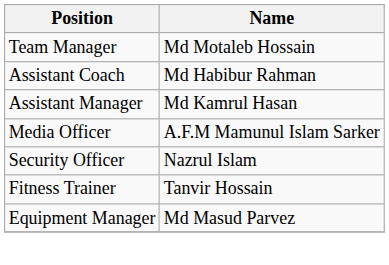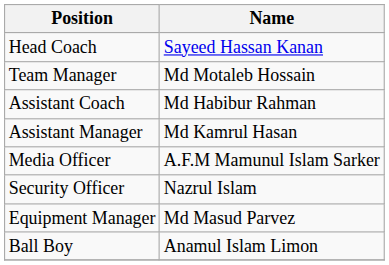+ row: (53, 47)
- row: (62, 189)
+ row: (41, 246)
